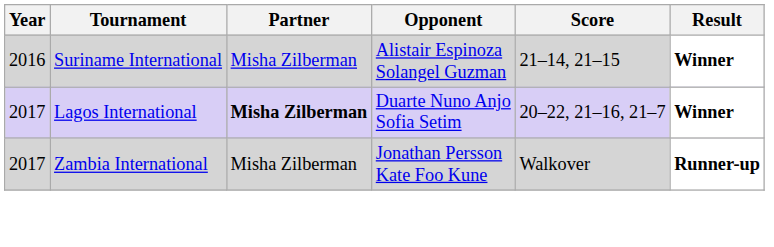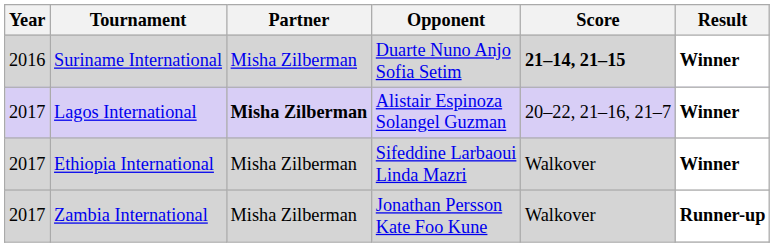(441, 60) Alistair Espinoza Solangel Guzman -> (443, 60) Duarte Nuno Anjo Sofia Setim
(570, 60) normal -> (575, 60) bold
(443, 112) Duarte Nuno Anjo Sofia Setim -> (441, 112) Alistair Espinoza Solangel Guzman
+ row: (134, 164)
